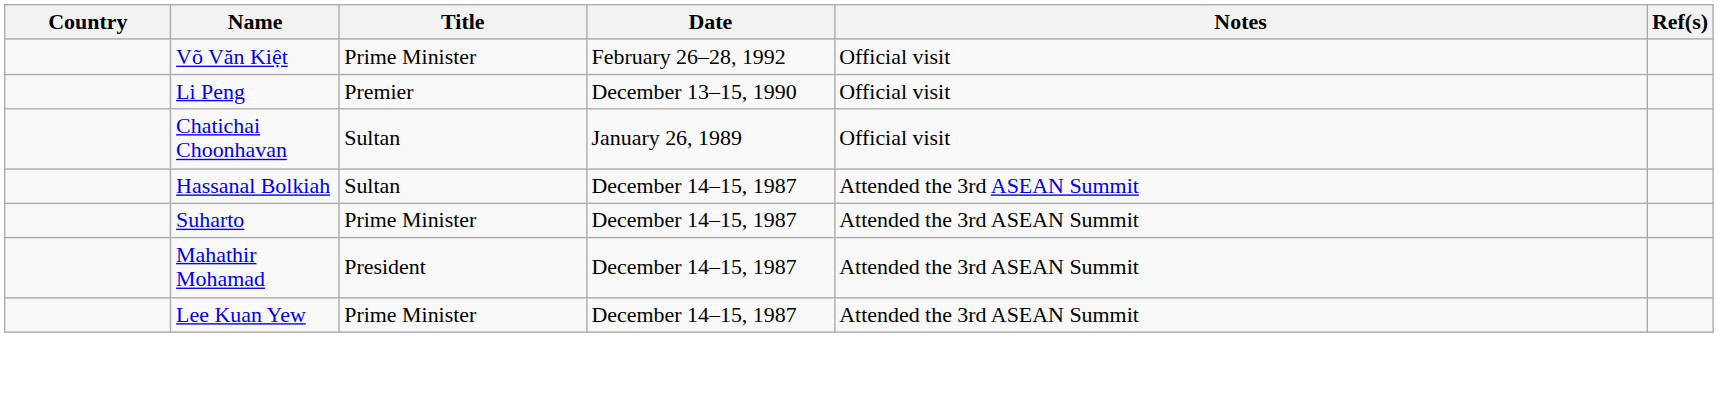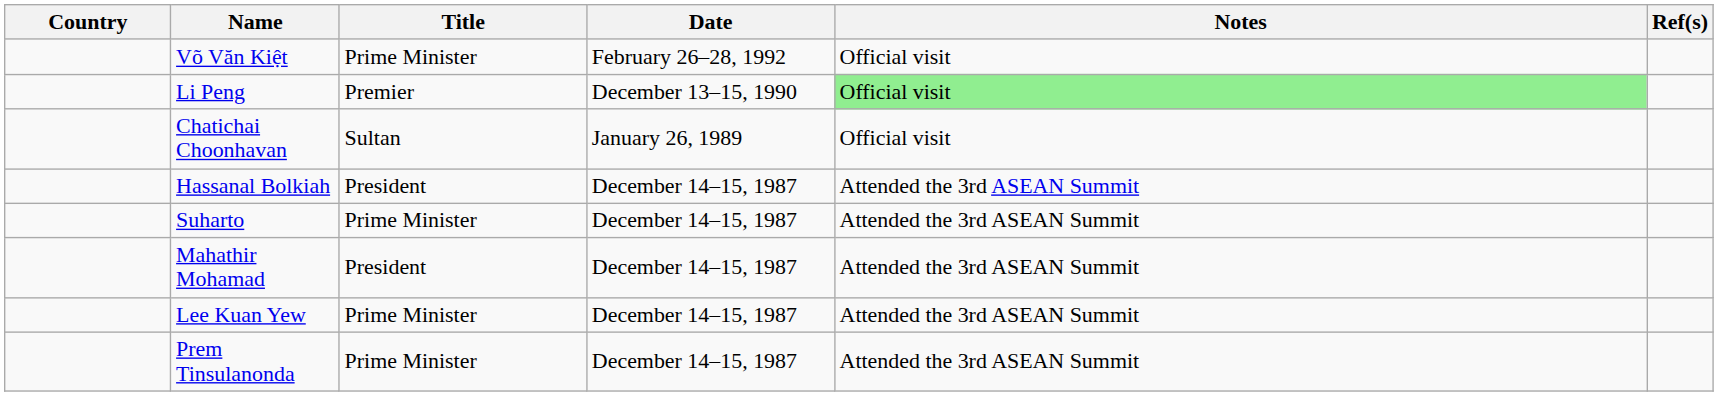(895, 91) no background -> (895, 91) lightgreen background
(372, 185) Sultan -> (385, 185) President
+ row: (235, 361)
